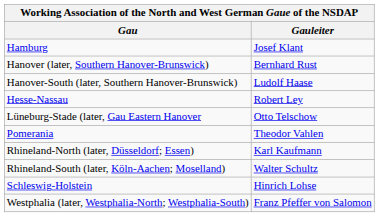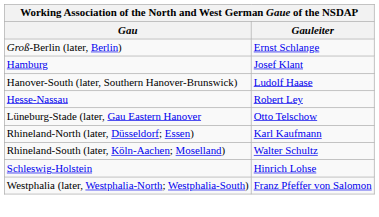+ row: (64, 47)
- row: (108, 64)
- row: (30, 133)
